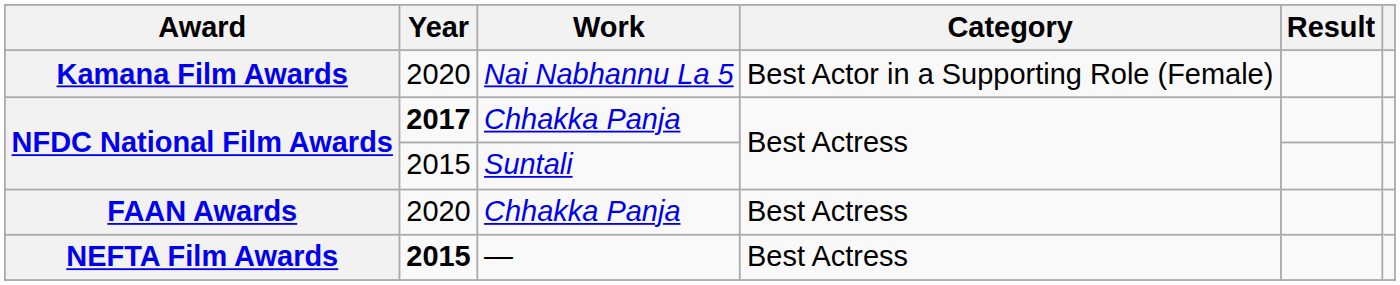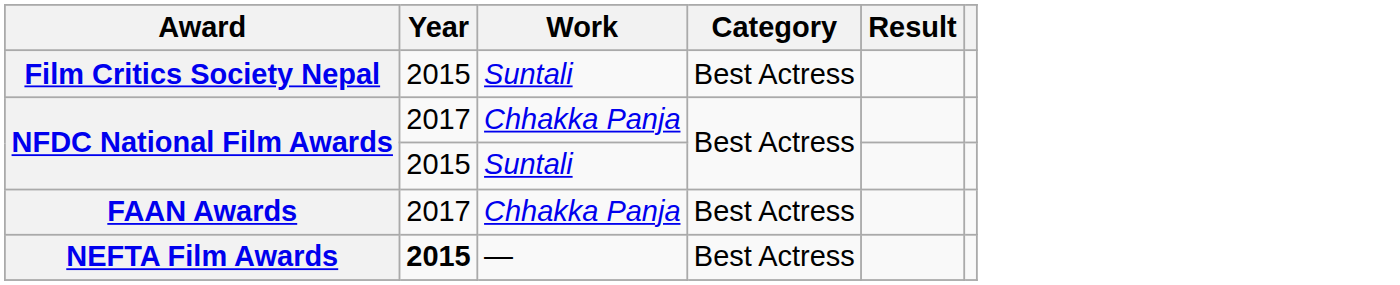- row: (202, 73)
+ row: (202, 73)
(439, 119) bold -> (439, 119) normal
(439, 211) 2020 -> (439, 211) 2017
